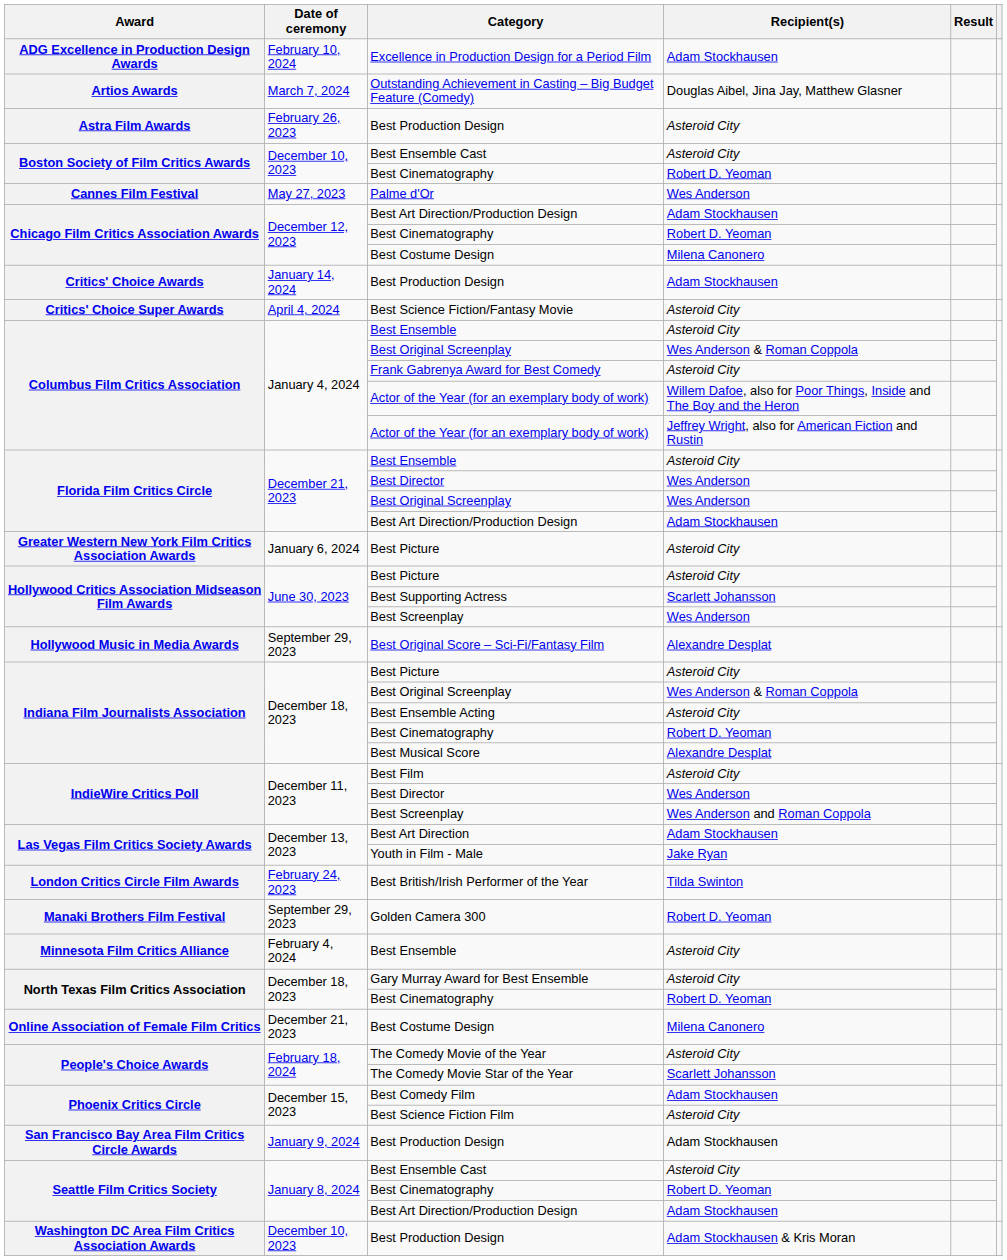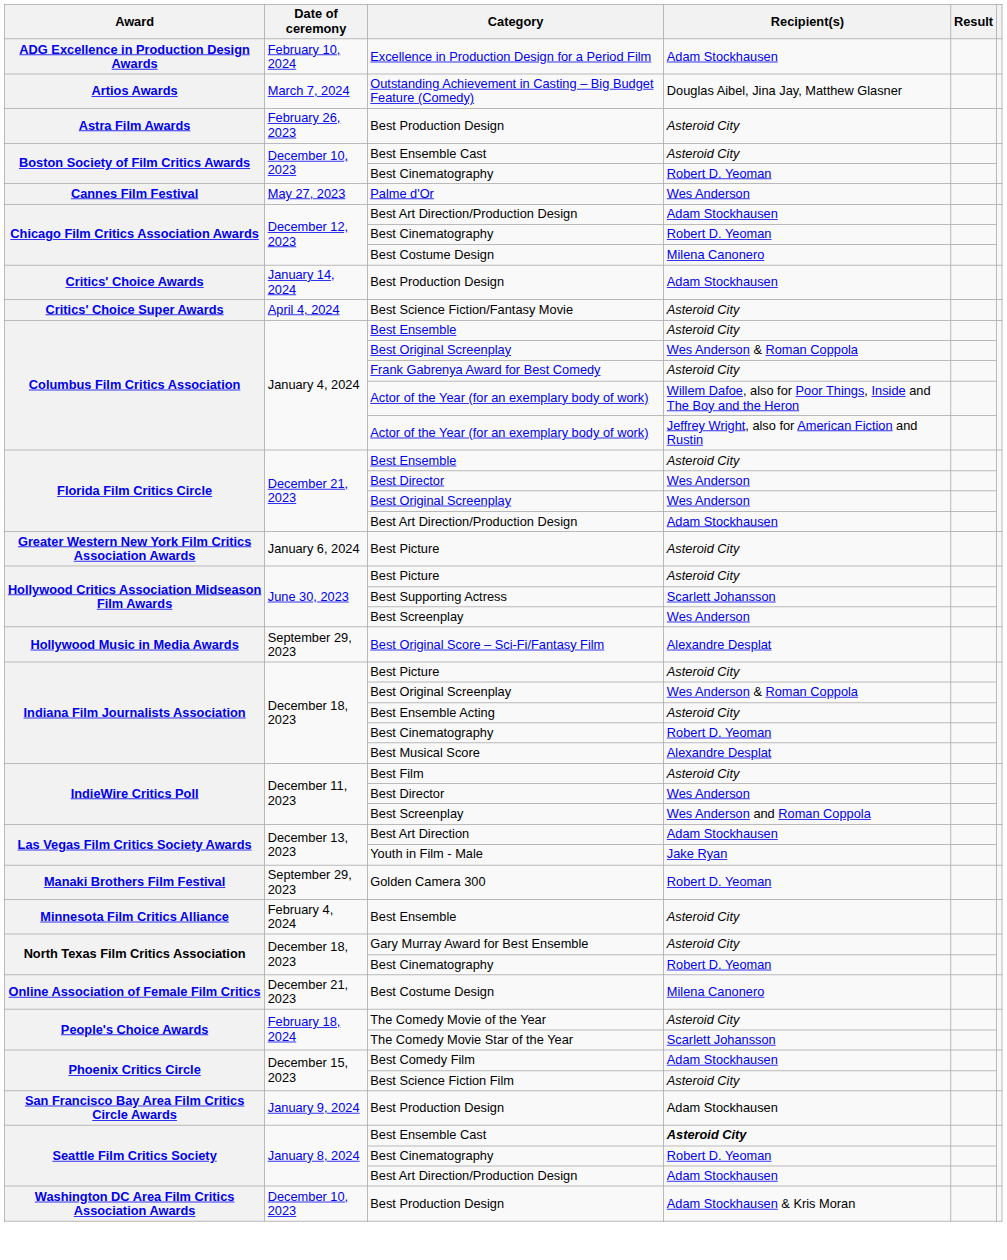- row: (135, 882)
(703, 1170) normal -> (707, 1135) bold
